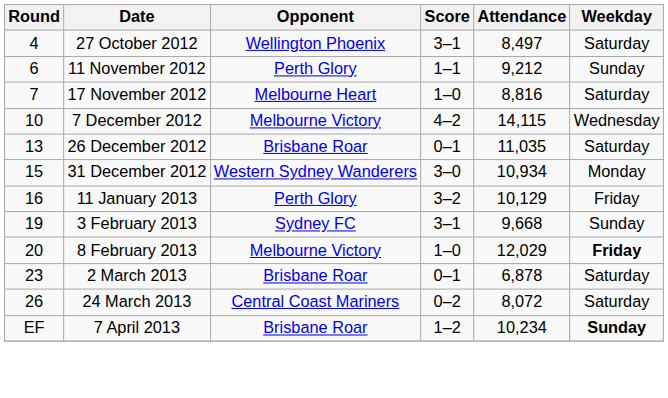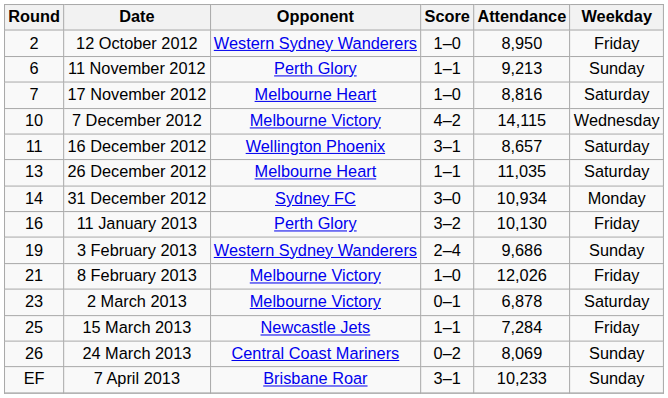+ row: (137, 43)
- row: (137, 43)
(522, 69) 9,212 -> (522, 69) 9,213
+ row: (137, 146)
(315, 146) Brisbane Roar -> (315, 172) Melbourne Heart
(447, 146) 0–1 -> (447, 172) 1–1
(34, 172) 15 -> (34, 198) 14
(315, 172) Western Sydney Wanderers -> (315, 198) Sydney FC
(522, 198) 10,129 -> (522, 224) 10,130
(315, 224) Sydney FC -> (315, 250) Western Sydney Wanderers
(447, 224) 3–1 -> (447, 250) 2–4
(522, 224) 9,668 -> (522, 250) 9,686
(34, 250) 20 -> (34, 276) 21
(522, 250) 12,029 -> (522, 276) 12,026
(617, 250) bold -> (617, 276) normal
(315, 276) Brisbane Roar -> (315, 302) Melbourne Victory
+ row: (137, 328)
(522, 302) 8,072 -> (522, 353) 8,069
(617, 302) Saturday -> (617, 353) Sunday
(447, 328) 1–2 -> (447, 379) 3–1
(522, 328) 10,234 -> (522, 379) 10,233
(617, 328) bold -> (617, 379) normal
